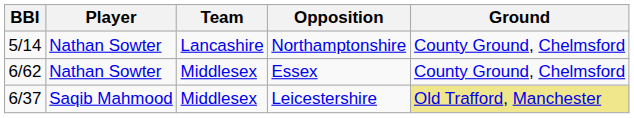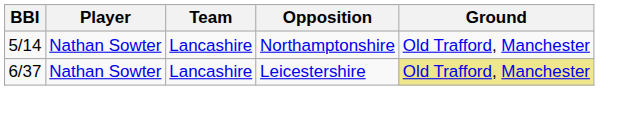(520, 44) County Ground, Chelmsford -> (496, 44) Old Trafford, Manchester
- row: (294, 71)
(111, 98) Saqib Mahmood -> (105, 71) Nathan Sowter
(219, 98) Middlesex -> (211, 71) Lancashire
